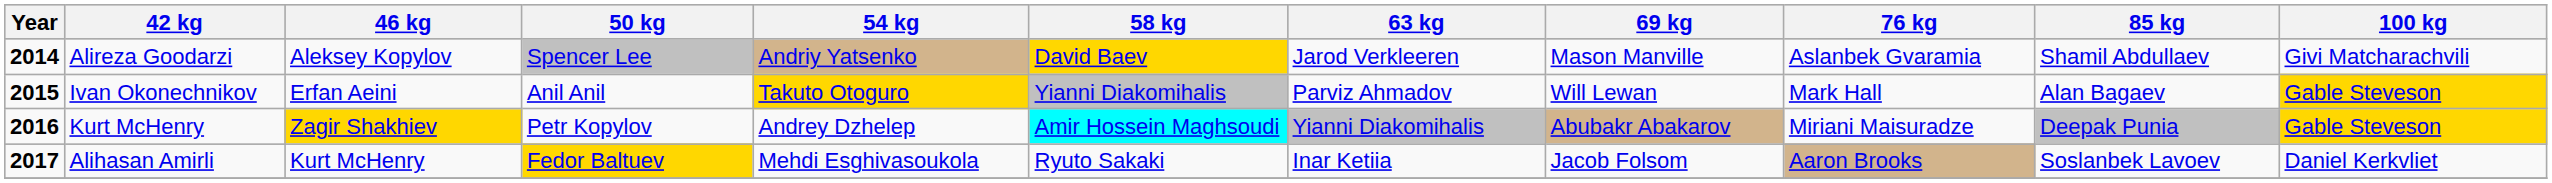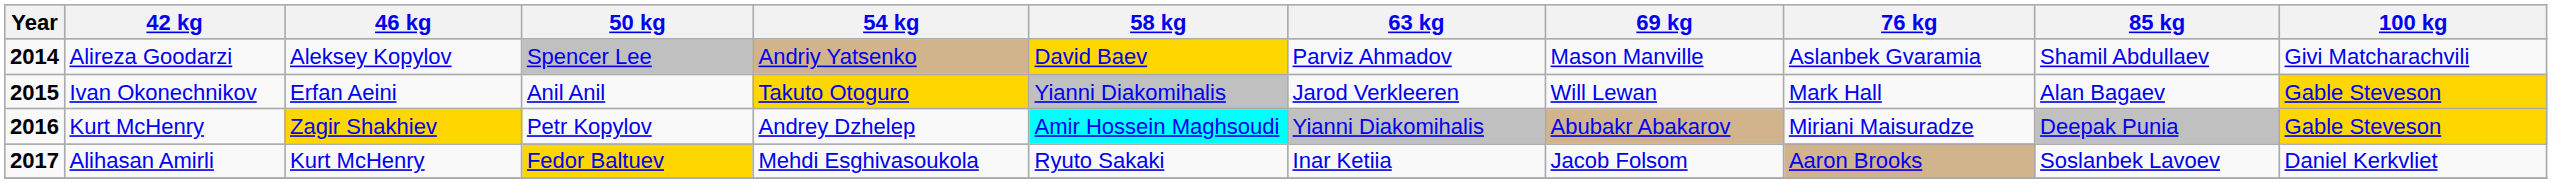(1376, 56) Jarod Verkleeren -> (1372, 56) Parviz Ahmadov
(1372, 91) Parviz Ahmadov -> (1376, 91) Jarod Verkleeren
